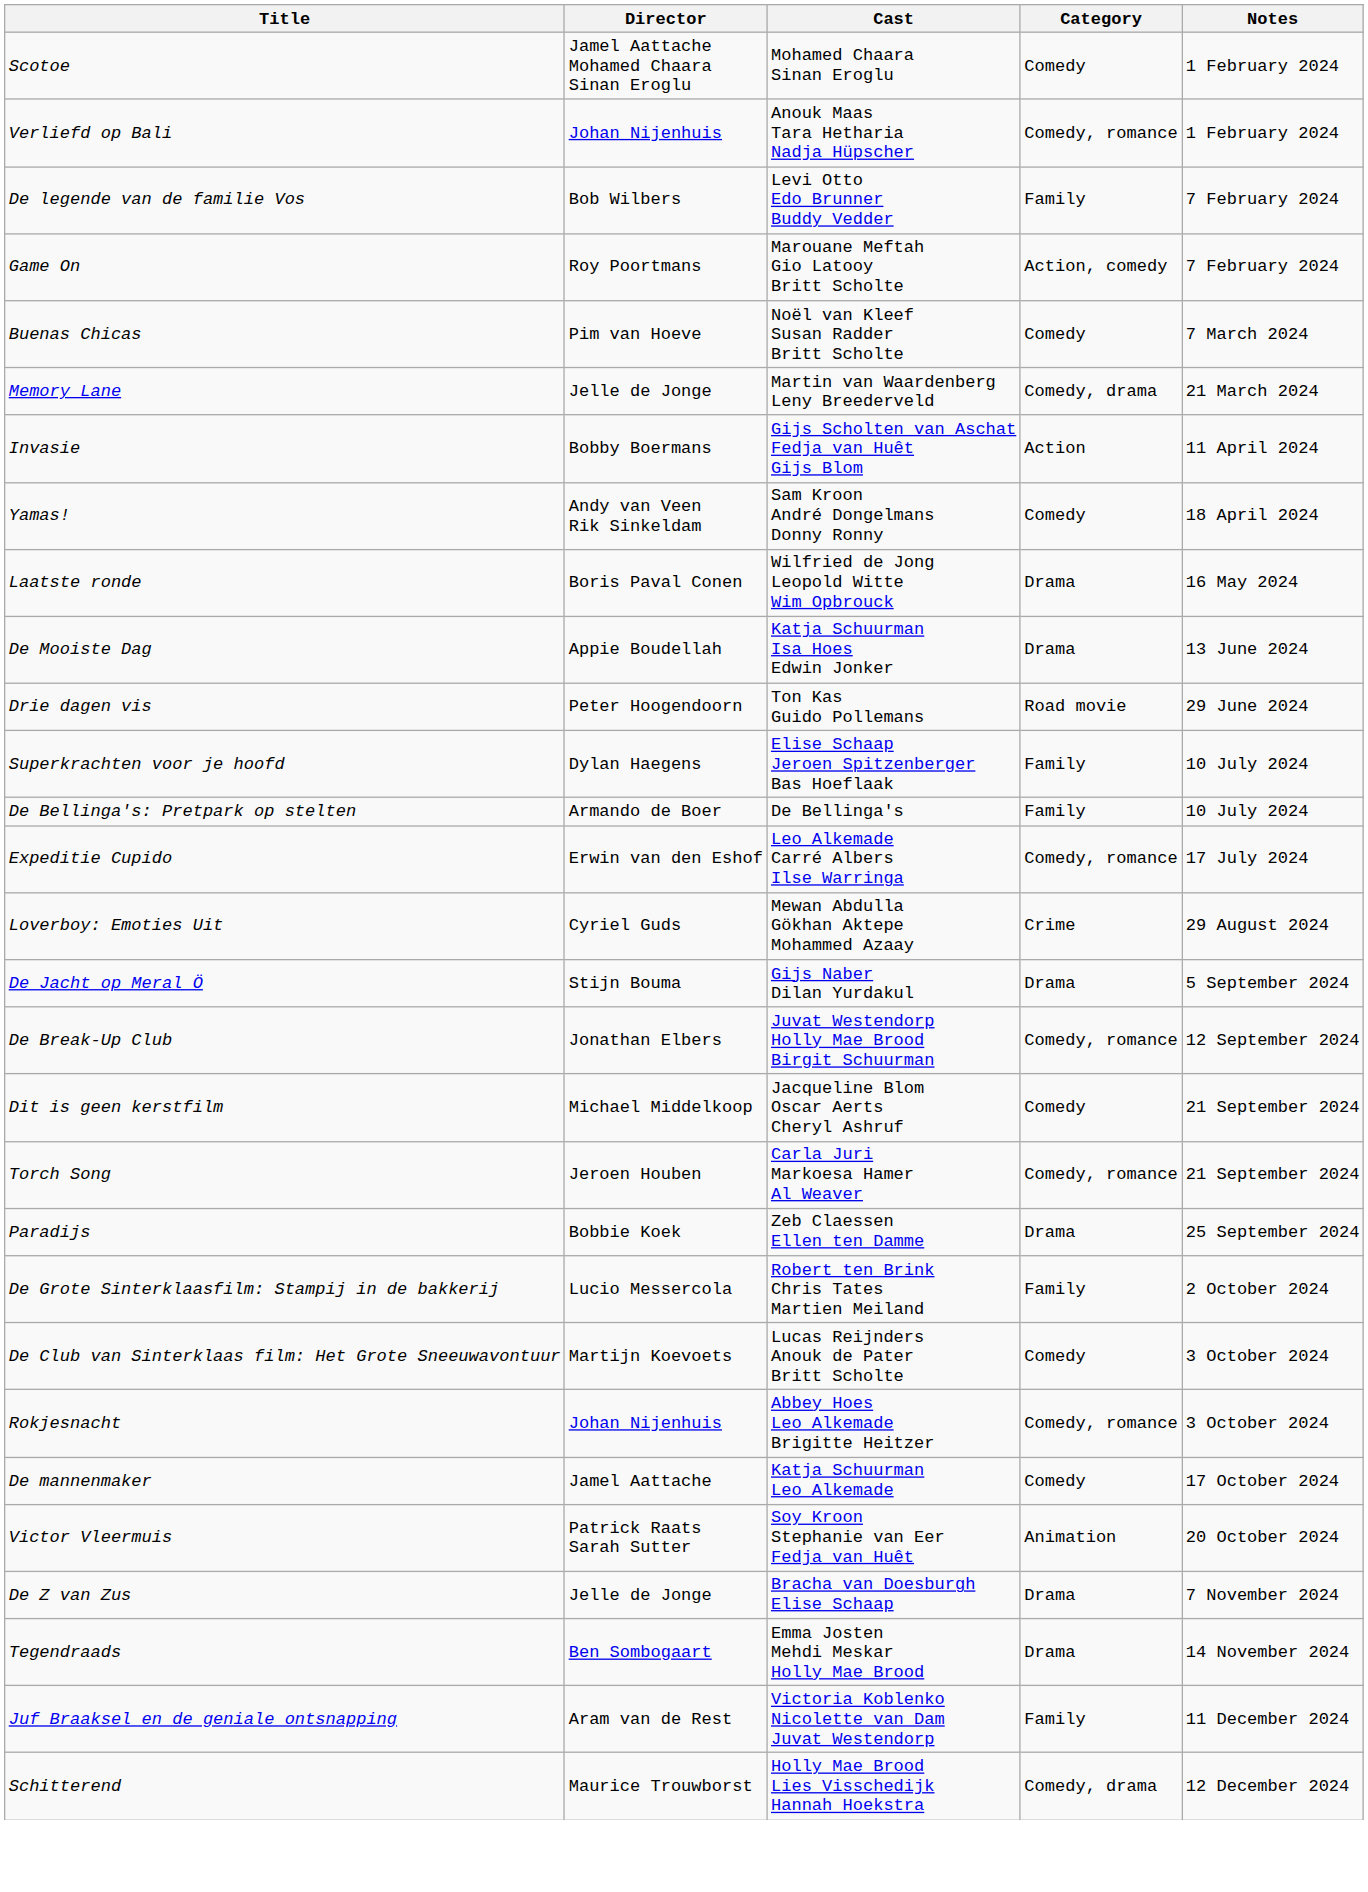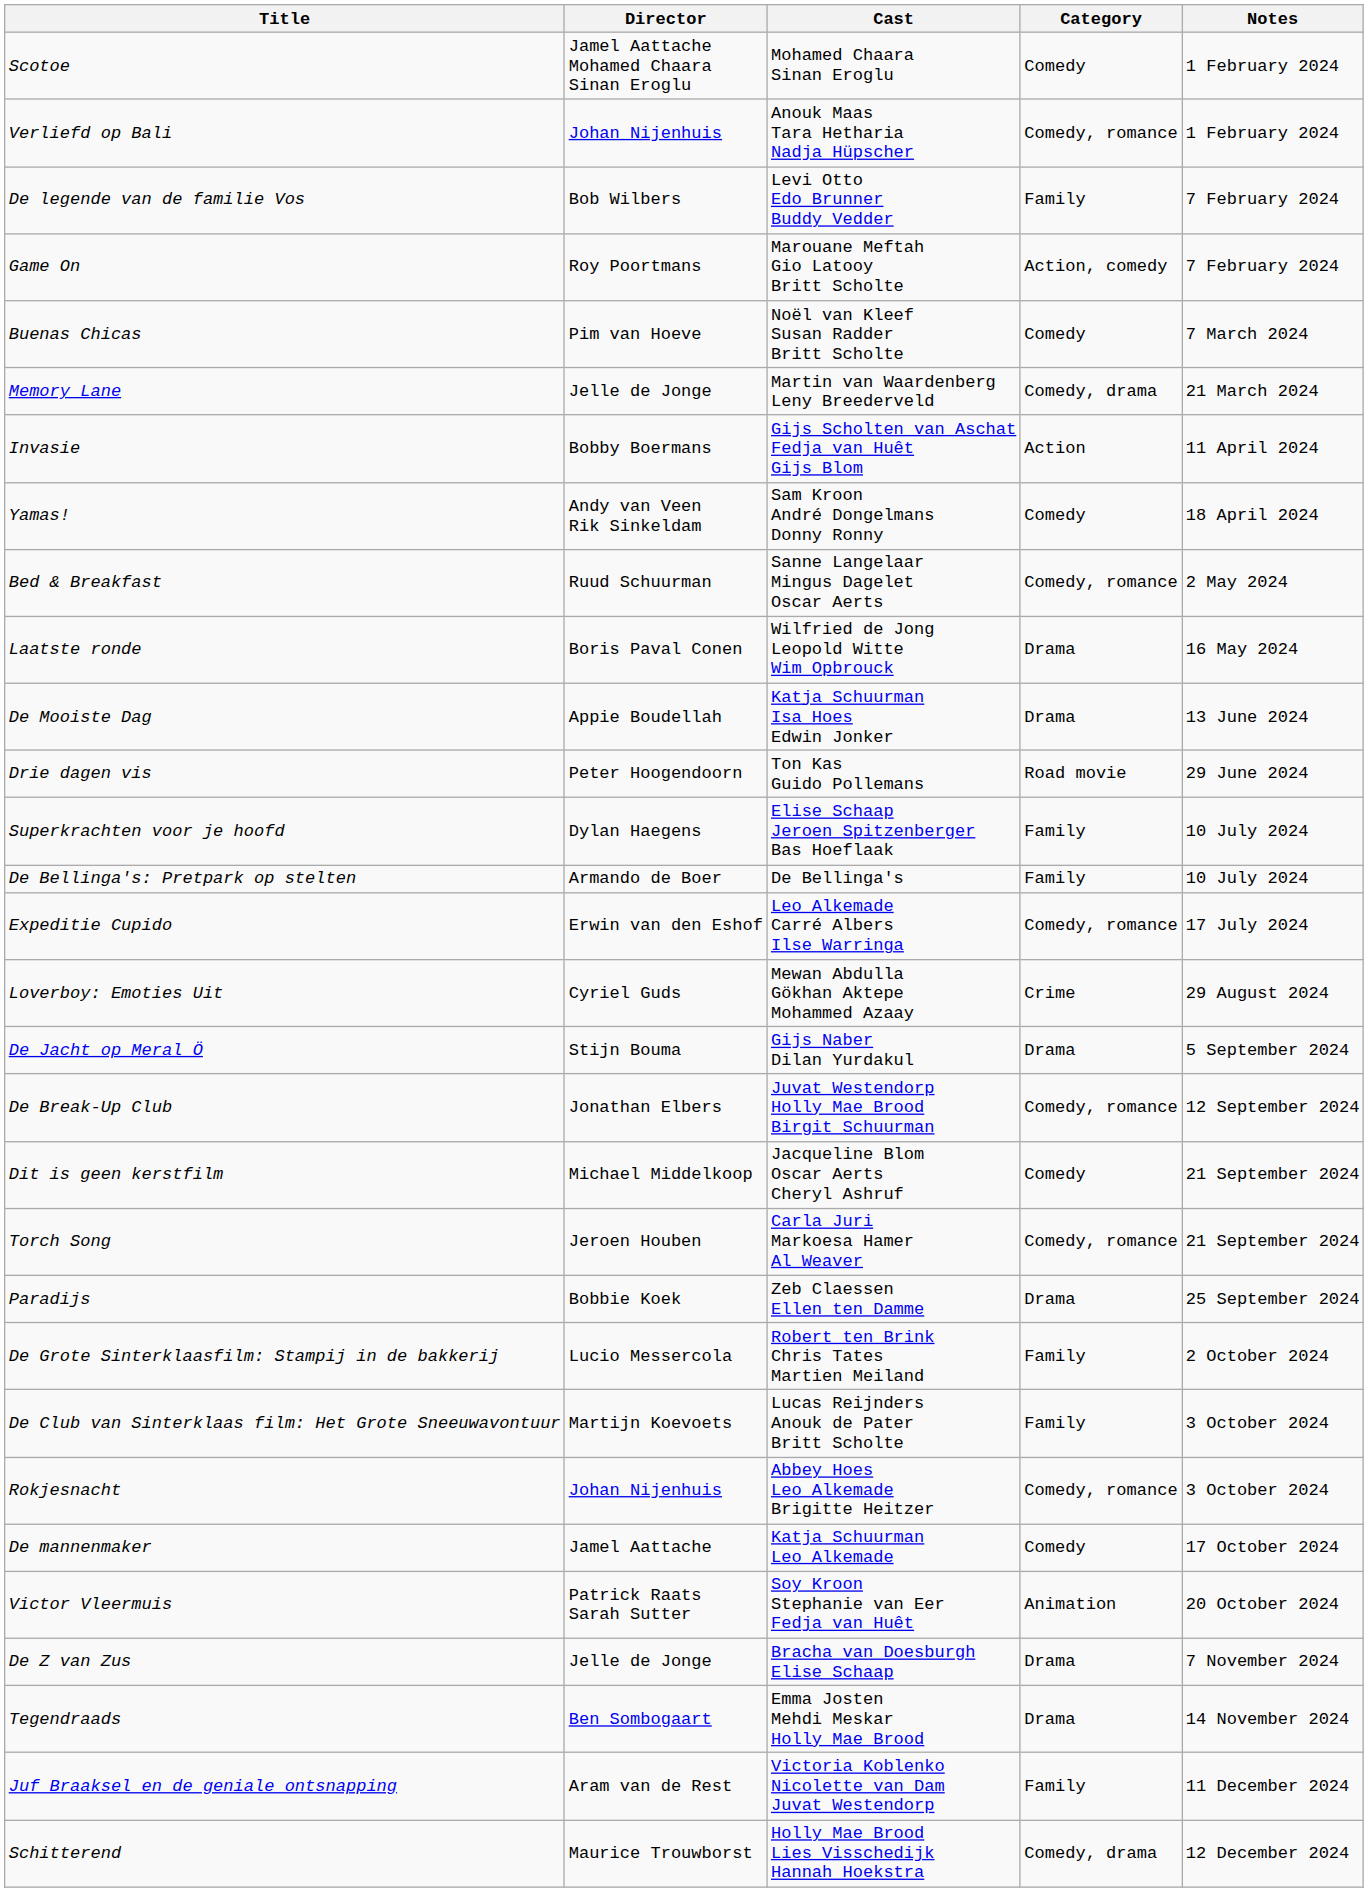+ row: (85, 583)
(1055, 1356) Comedy -> (1055, 1423) Family
